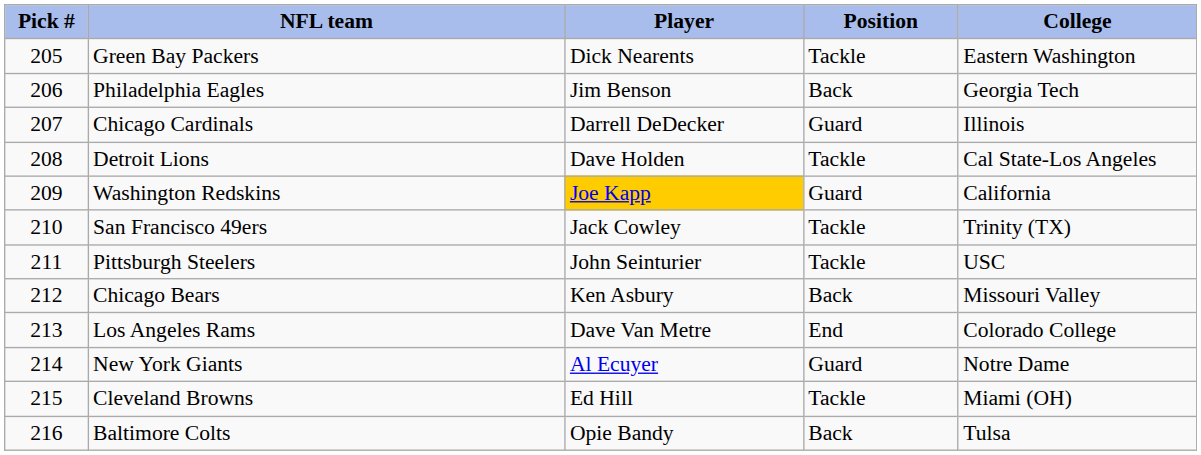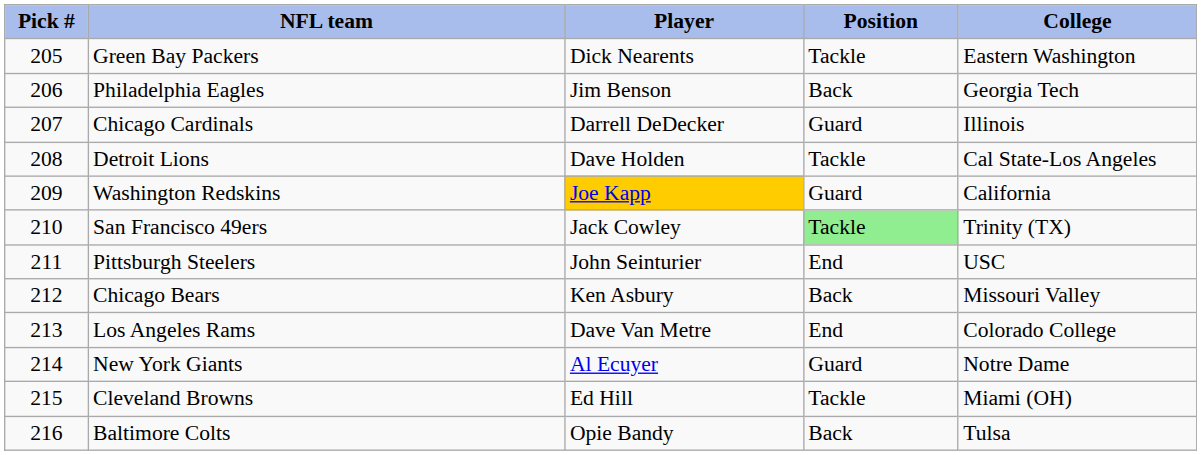(837, 227) no background -> (837, 227) lightgreen background
(837, 261) Tackle -> (826, 261) End
